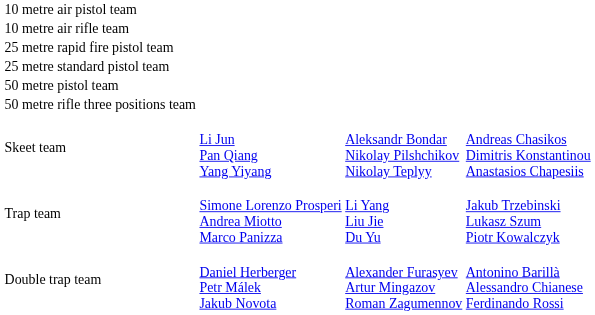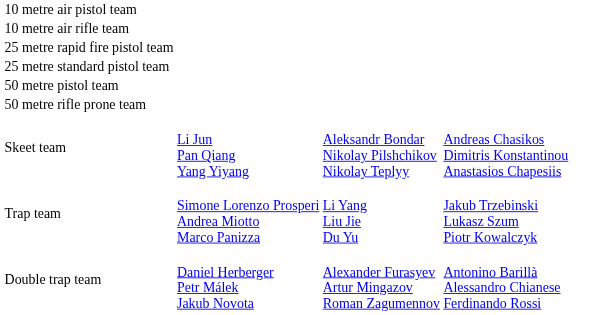- row: (100, 105)
+ row: (75, 105)
